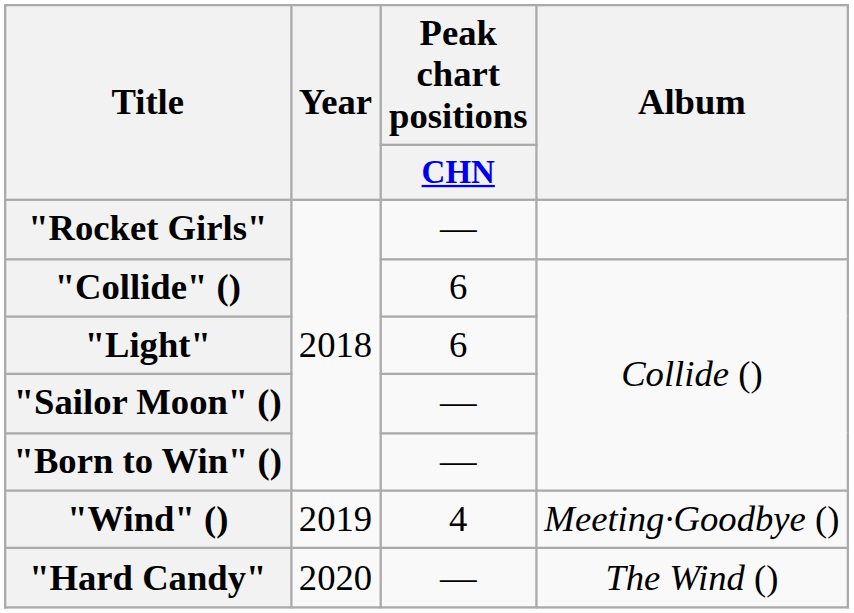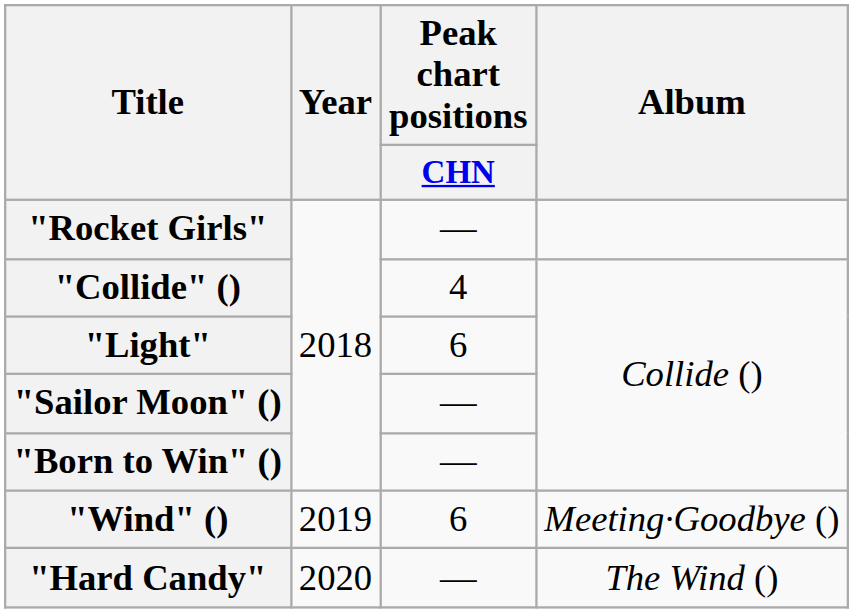(458, 286) 6 -> (458, 286) 4
(458, 519) 4 -> (458, 519) 6
